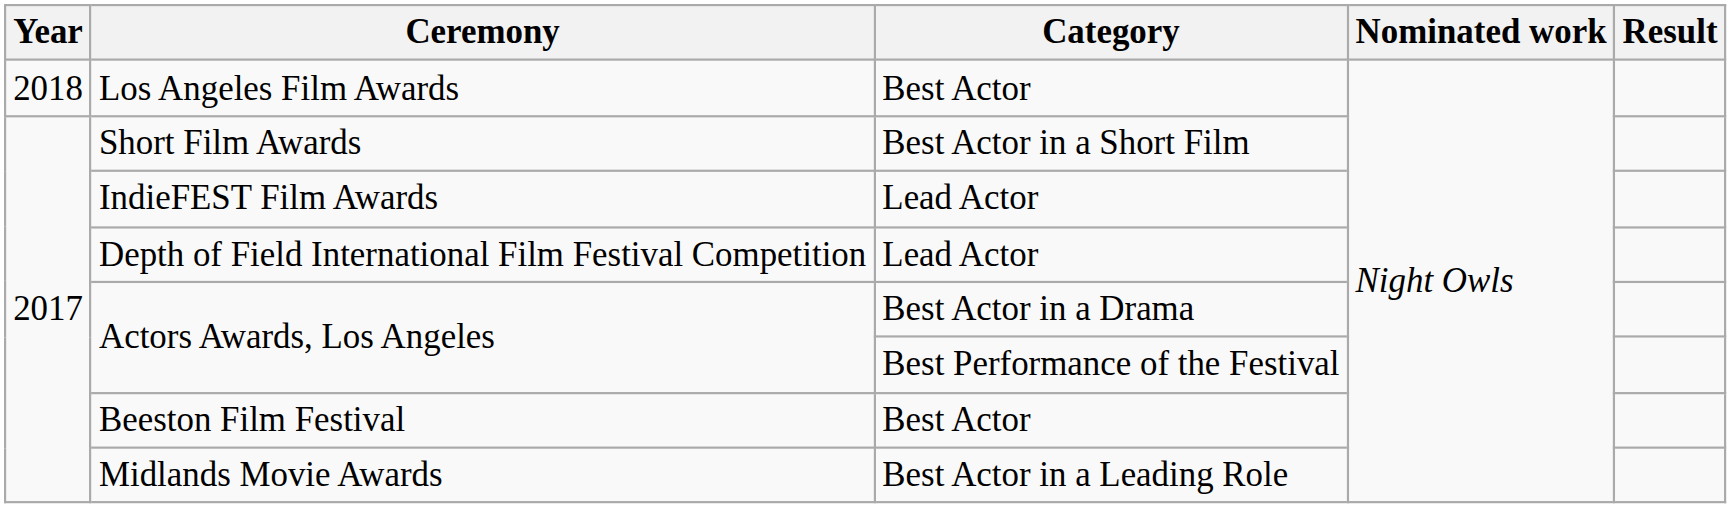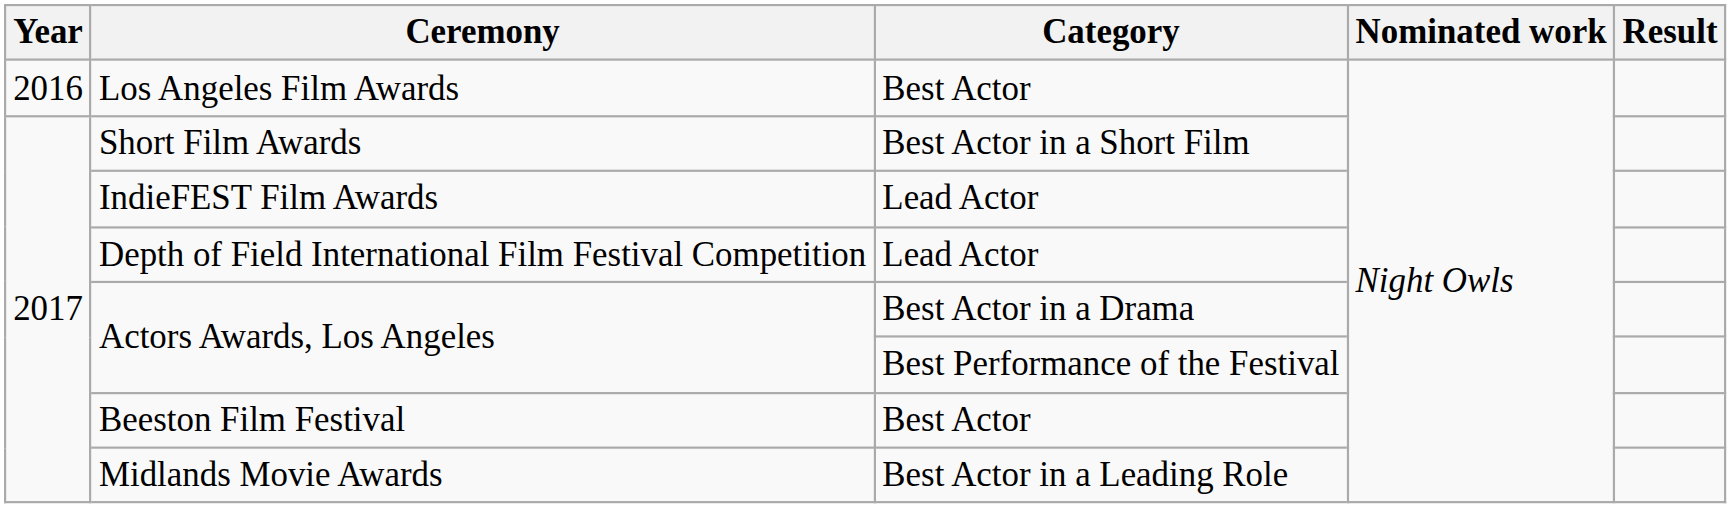(48, 87) 2018 -> (48, 87) 2016
